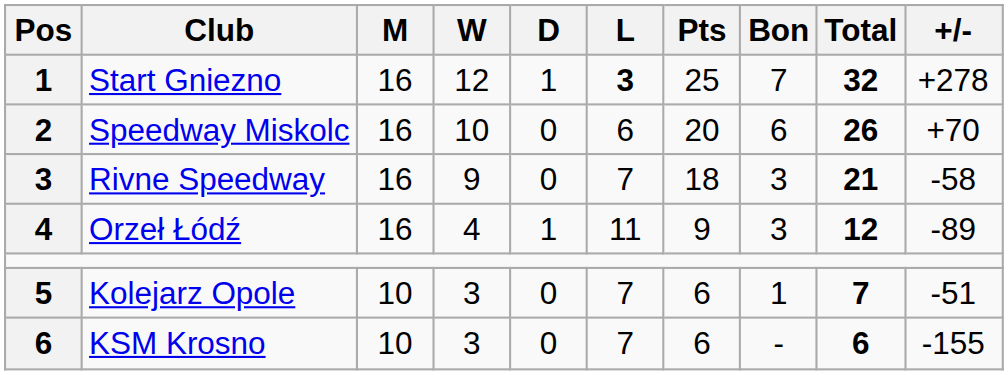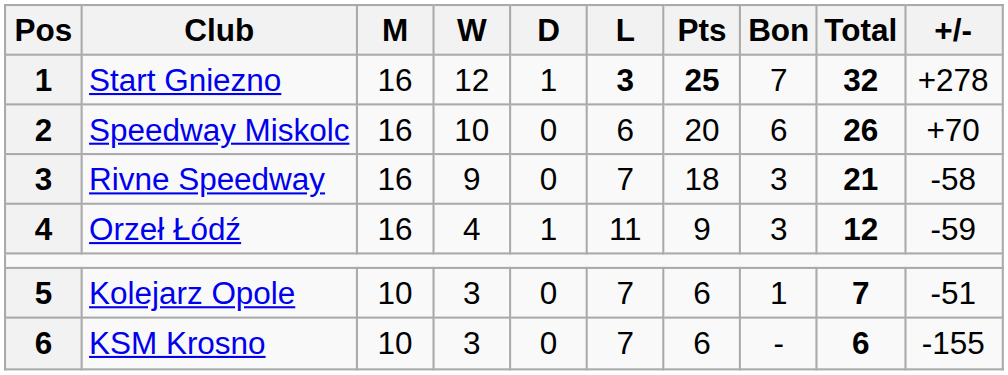(702, 80) normal -> (702, 80) bold
(953, 229) -89 -> (953, 229) -59
